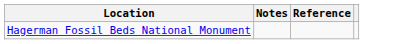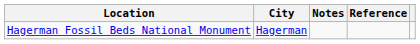+ column: (282, 13)
